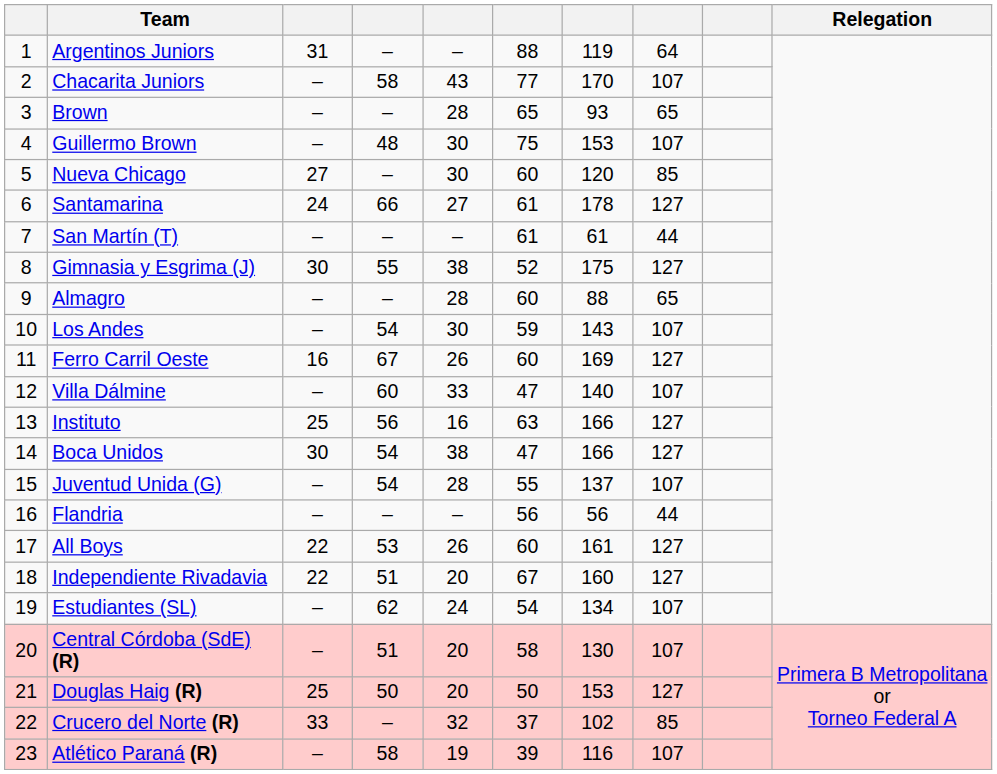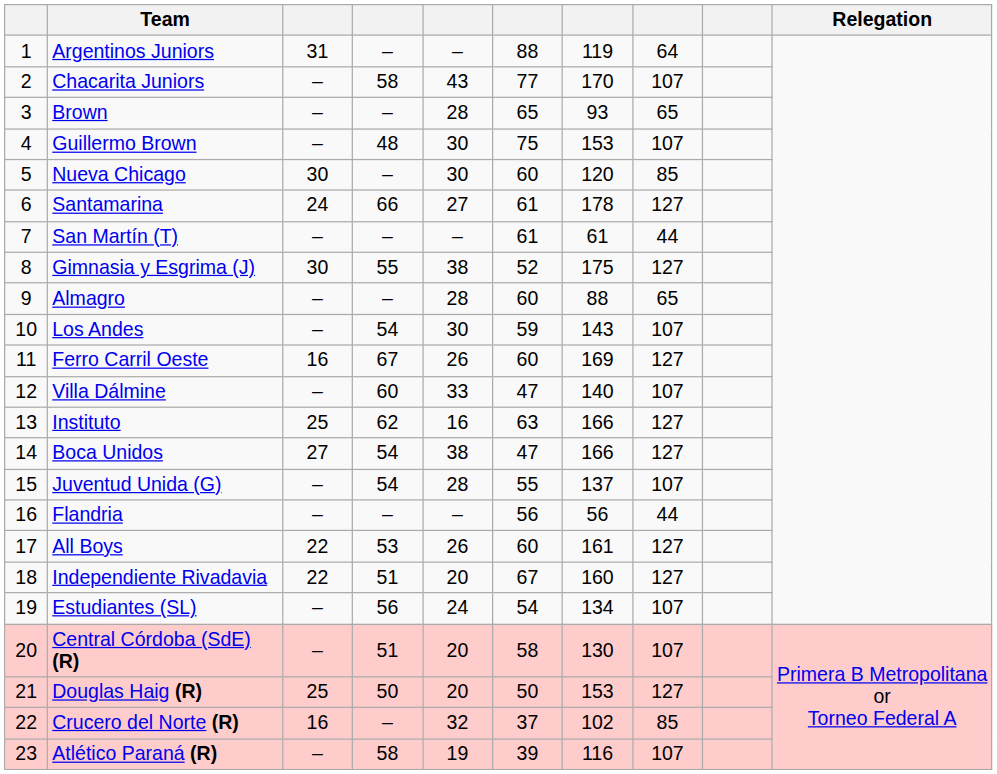(317, 174) 27 -> (317, 174) 30
(387, 422) 56 -> (387, 422) 62
(317, 453) 30 -> (317, 453) 27
(387, 608) 62 -> (387, 608) 56
(317, 723) 33 -> (317, 723) 16
